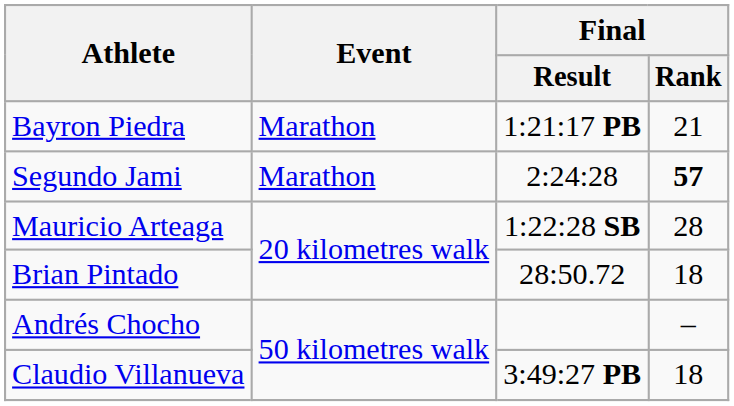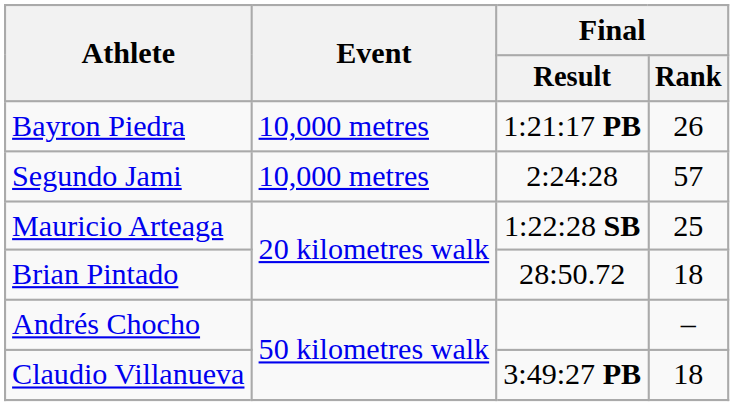(317, 126) Marathon -> (344, 126) 10,000 metres
(688, 126) 21 -> (688, 126) 26
(317, 175) Marathon -> (344, 175) 10,000 metres
(688, 175) bold -> (688, 175) normal
(688, 225) 28 -> (688, 225) 25
